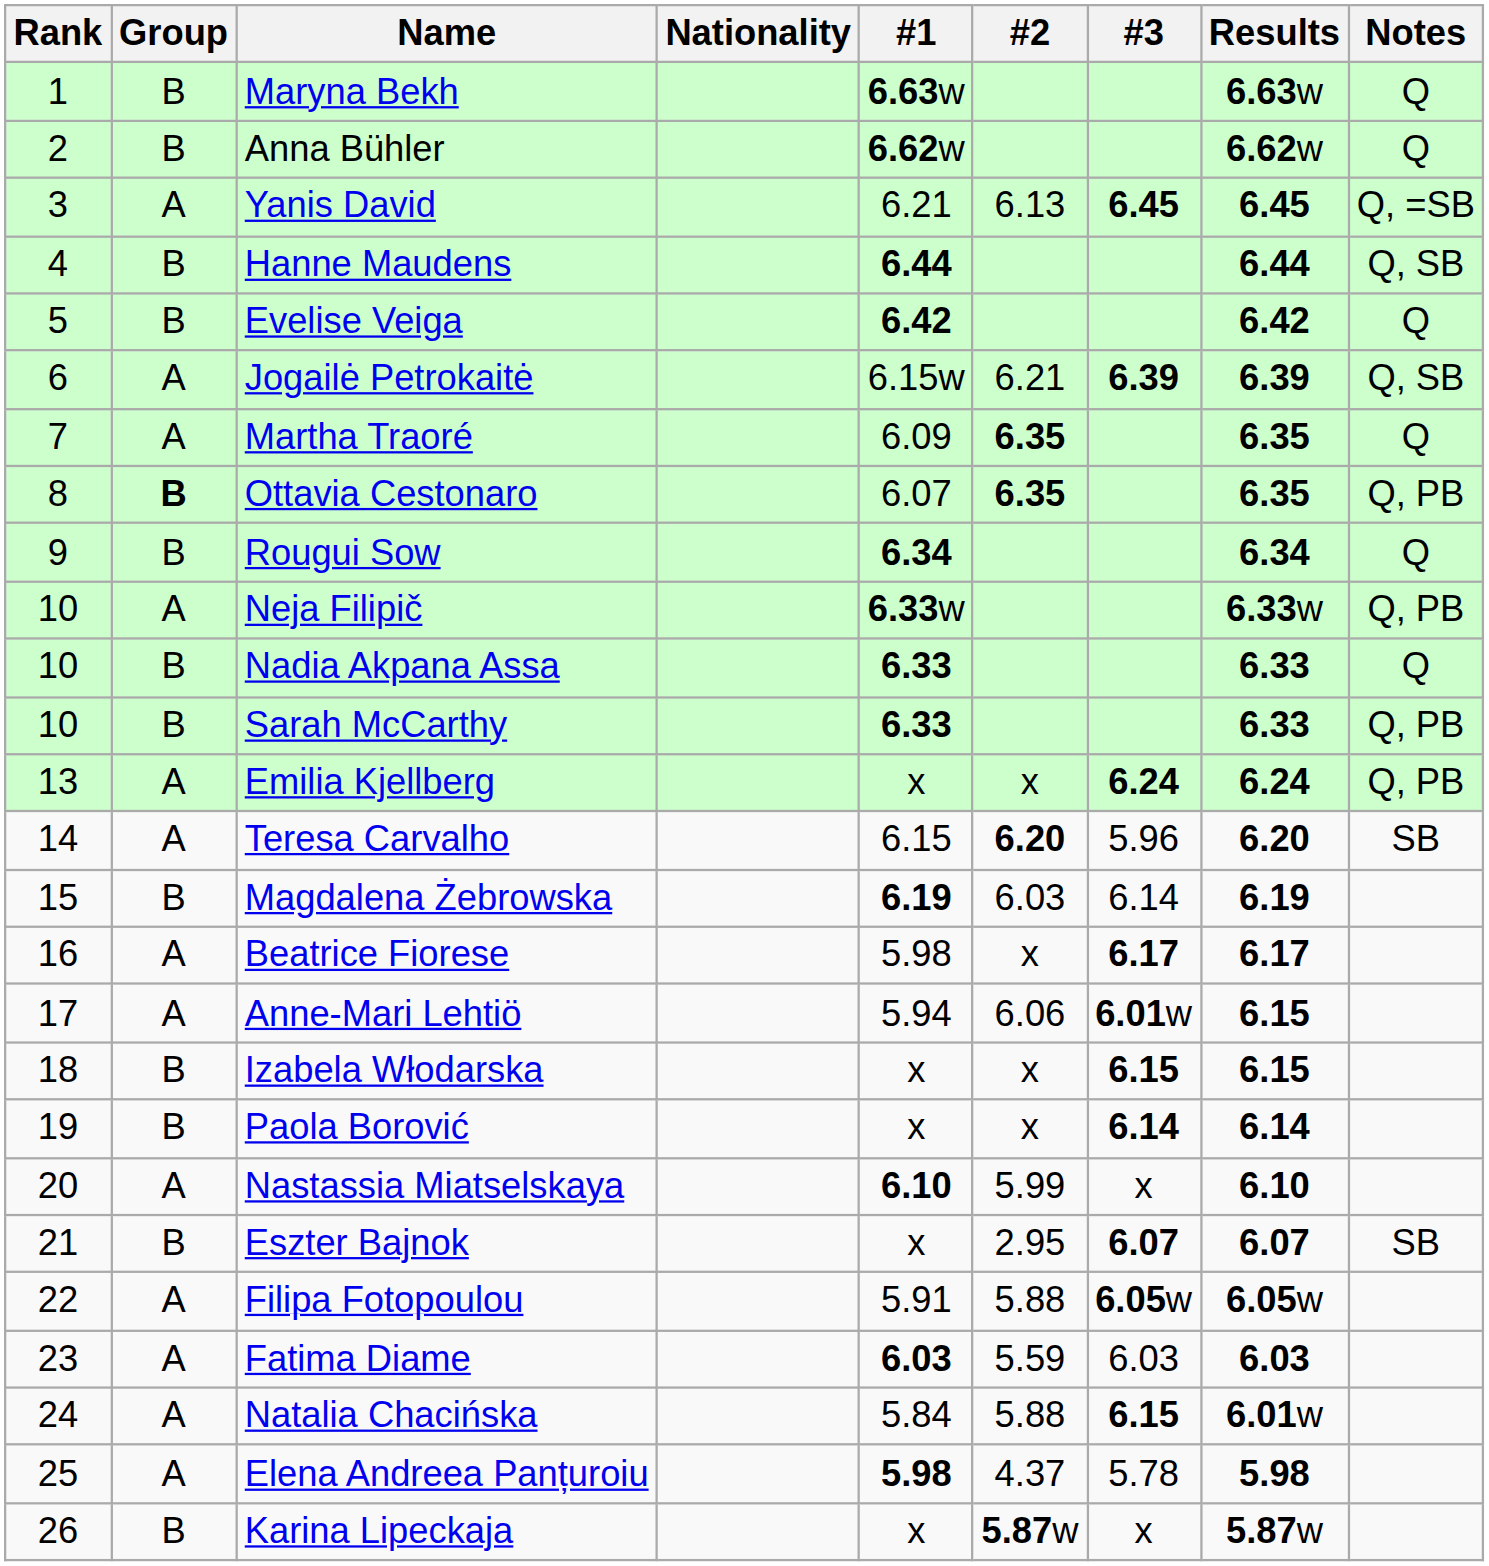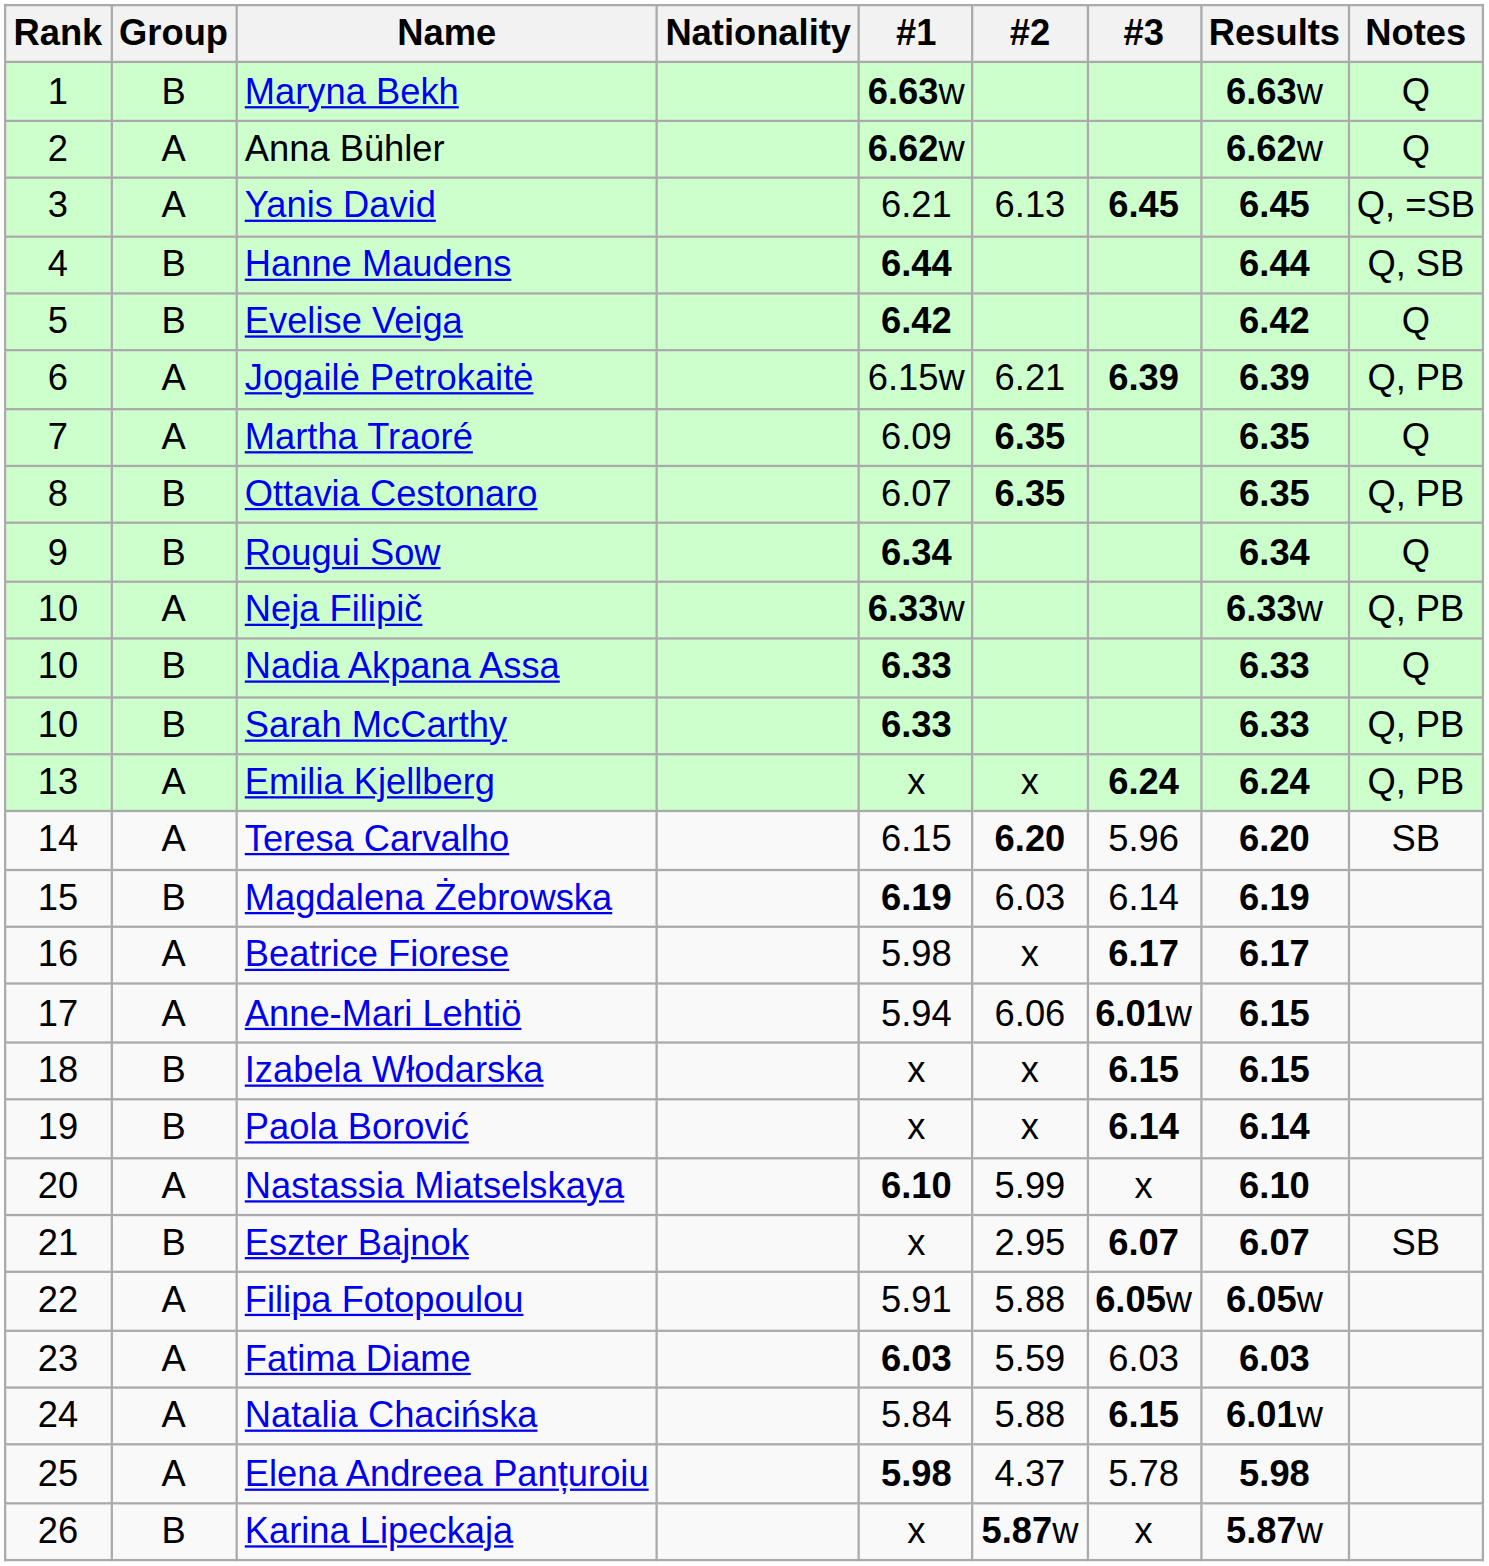(174, 148) B -> (174, 148) A
(1416, 378) Q, SB -> (1416, 378) Q, PB
(174, 494) bold -> (174, 494) normal
